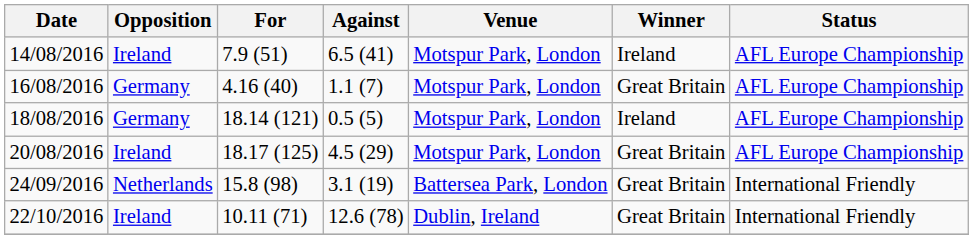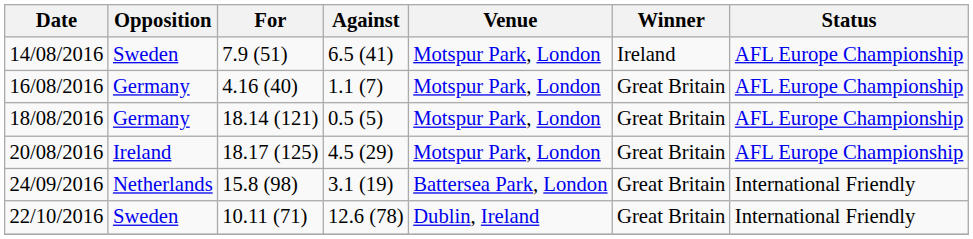(142, 53) Ireland -> (146, 53) Sweden
(646, 119) Ireland -> (671, 119) Great Britain
(142, 217) Ireland -> (146, 217) Sweden
